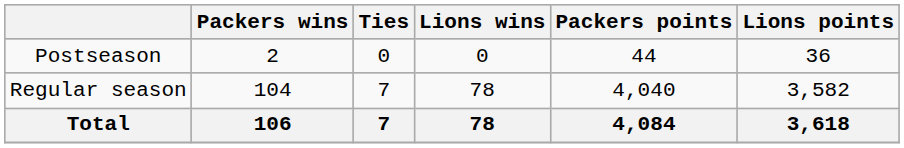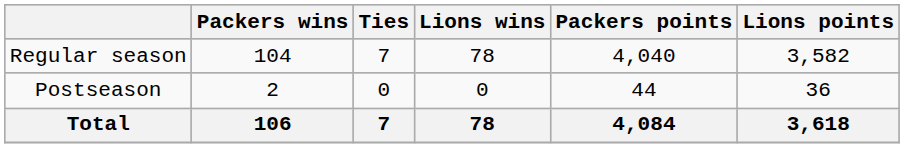rows swapped: (98, 91) <-> (98, 56)
